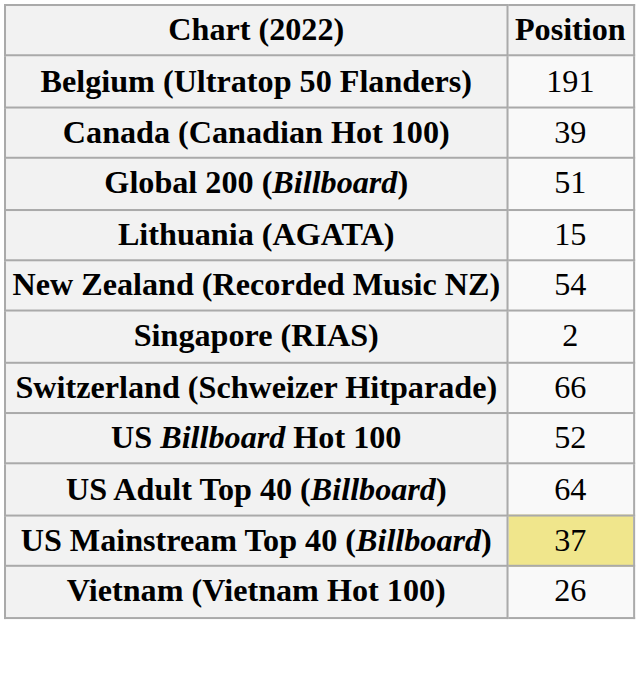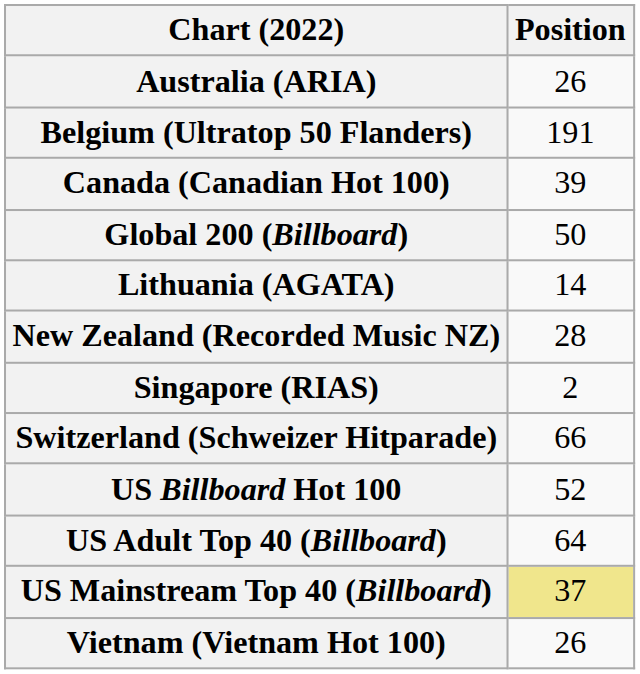+ row: (256, 81)
(570, 183) 51 -> (570, 234) 50
(570, 234) 15 -> (570, 285) 14
(570, 285) 54 -> (570, 336) 28
